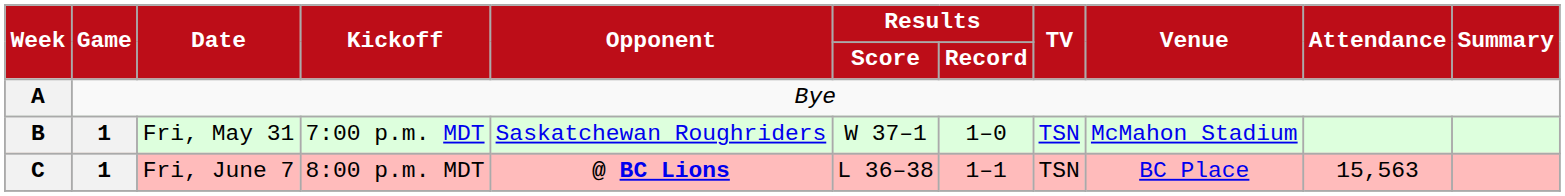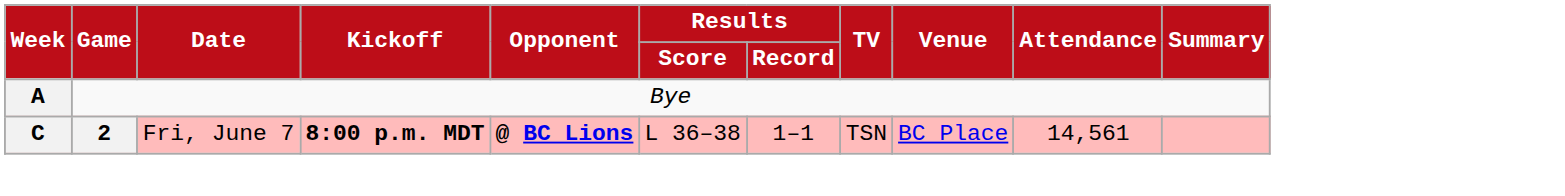- row: (38, 135)
(104, 172) 1 -> (104, 135) 2
(395, 172) normal -> (395, 135) bold
(1378, 172) 15,563 -> (1088, 135) 14,561
